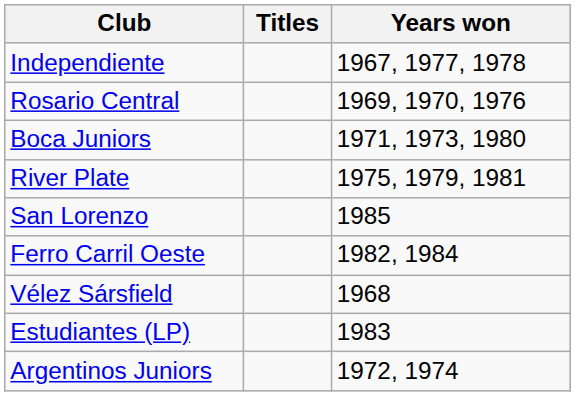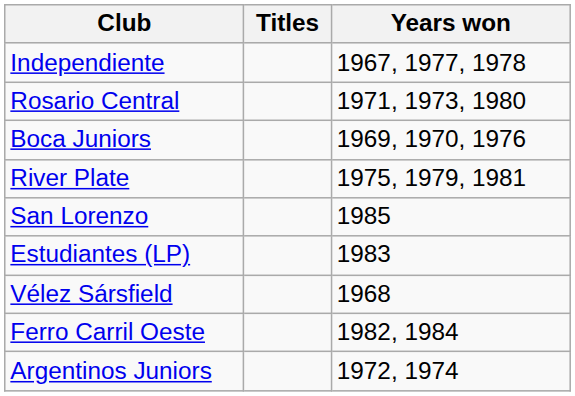(431, 100) 1969, 1970, 1976 -> (431, 100) 1971, 1973, 1980
(431, 139) 1971, 1973, 1980 -> (431, 139) 1969, 1970, 1976
rows swapped: (108, 255) <-> (100, 332)
